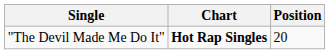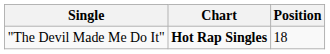(280, 37) 20 -> (280, 37) 18
